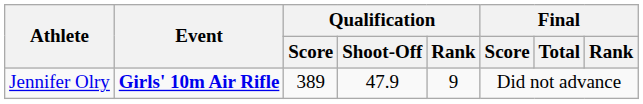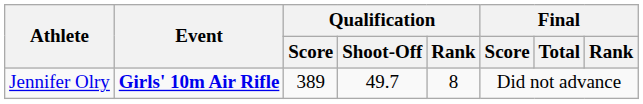(382, 83) 47.9 -> (382, 83) 49.7
(453, 83) 9 -> (453, 83) 8
